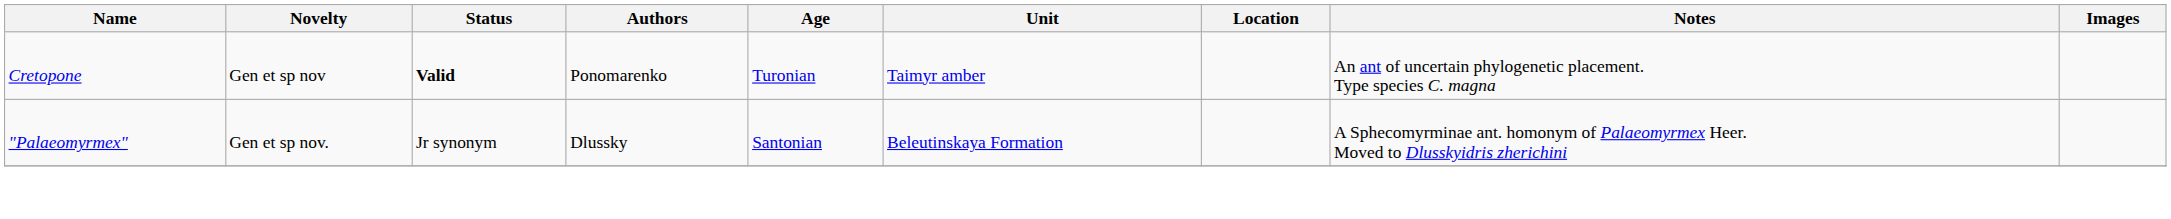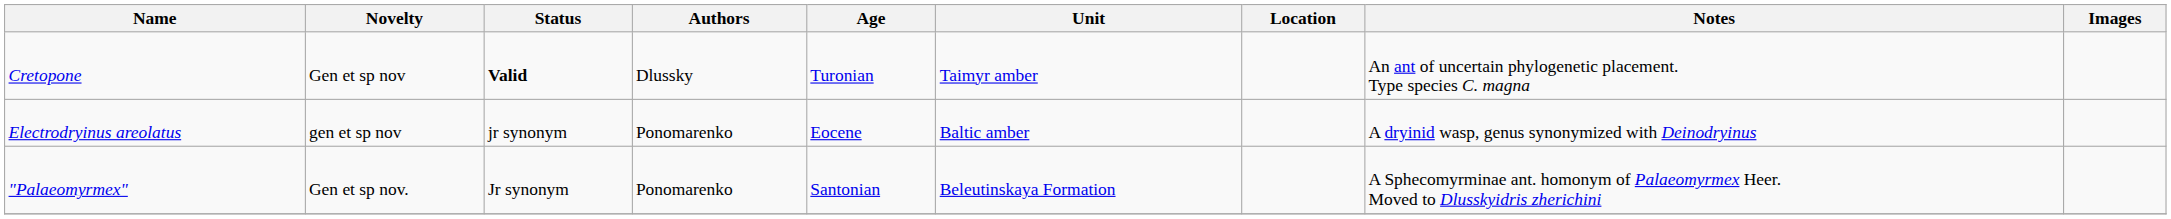(619, 75) Ponomarenko -> (664, 75) Dlussky
+ row: (95, 132)
(599, 142) Dlussky -> (684, 189) Ponomarenko
